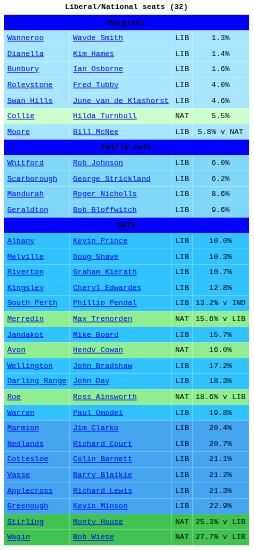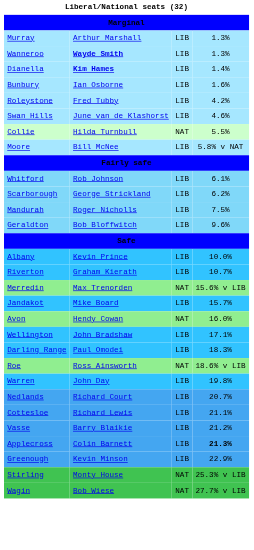+ row: (21, 38)
(98, 38) normal -> (98, 54) bold
(94, 54) normal -> (94, 69) bold
(221, 85) 4.0% -> (221, 100) 4.2%
(221, 163) 6.0% -> (221, 178) 6.1%
(221, 194) 8.6% -> (221, 210) 7.5%
- row: (25, 256)
- row: (25, 288)
- row: (32, 303)
(221, 366) 17.2% -> (221, 334) 17.1%
(91, 381) John Day -> (98, 350) Paul Omodei
(98, 412) Paul Omodei -> (91, 381) John Day
- row: (23, 428)
(103, 459) Colin Barnett -> (103, 412) Richard Lewis
(103, 490) Richard Lewis -> (103, 444) Colin Barnett
(221, 490) normal -> (221, 444) bold
